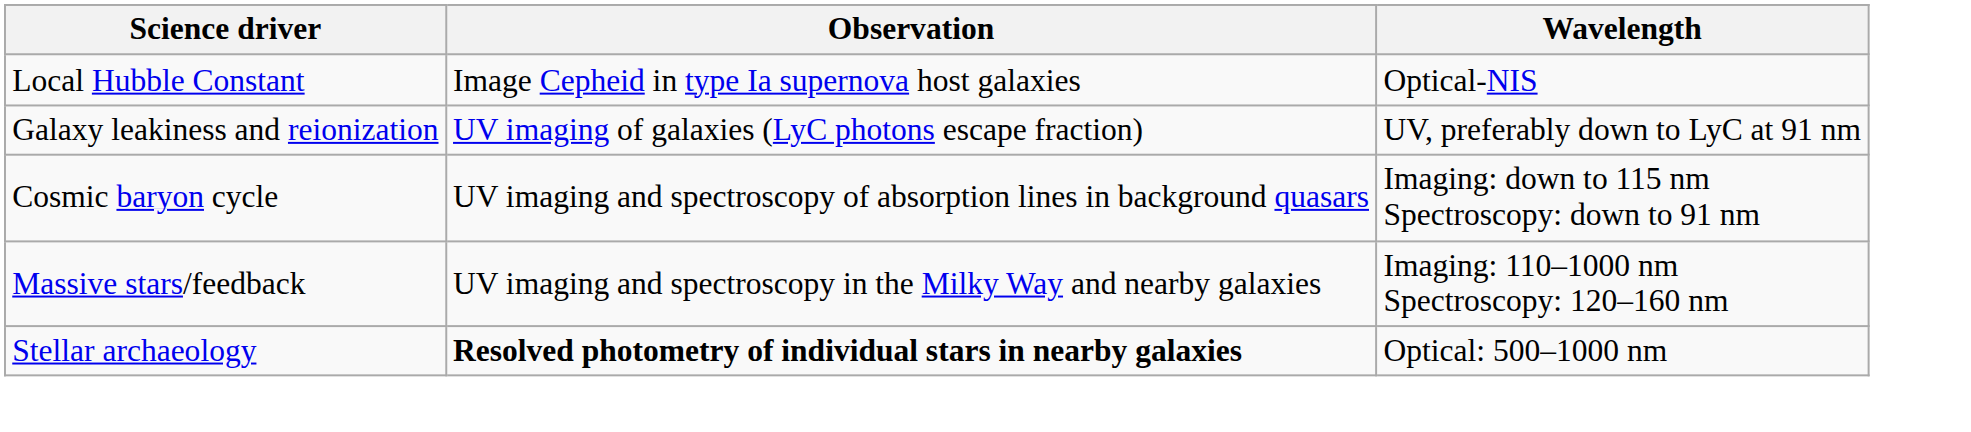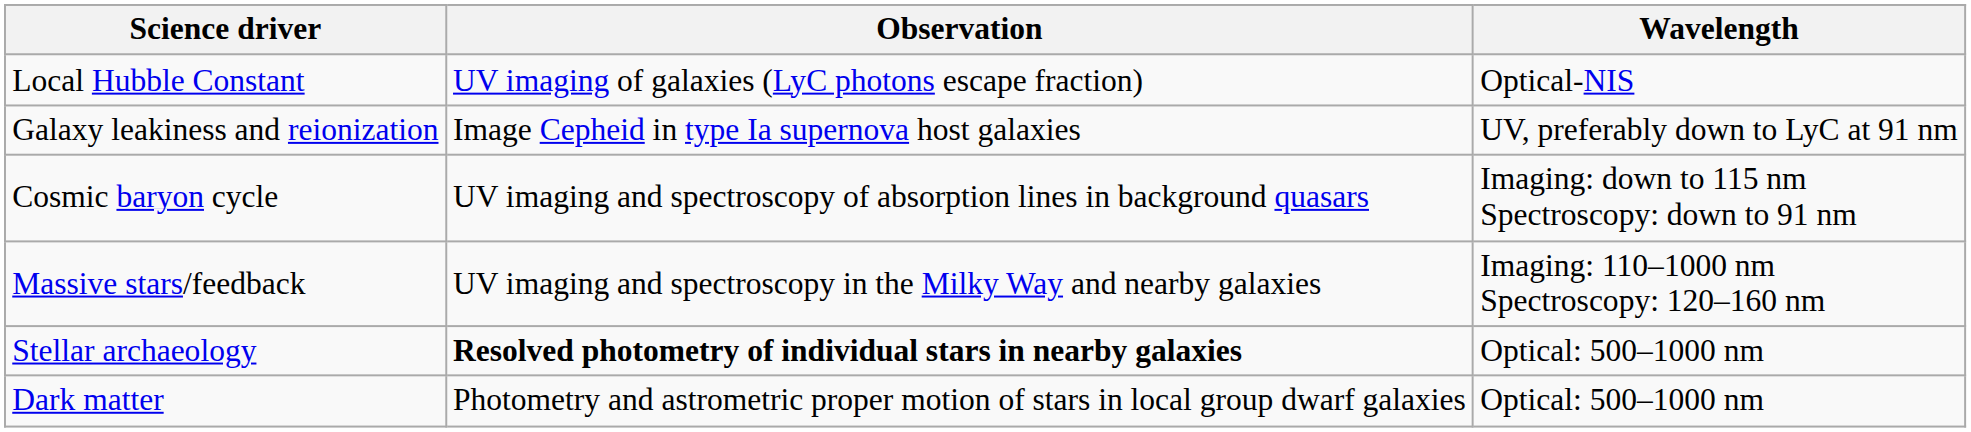(767, 79) Image Cepheid in type Ia supernova host galaxies -> (798, 79) UV imaging of galaxies (LyC photons escape fraction)
(798, 129) UV imaging of galaxies (LyC photons escape fraction) -> (767, 129) Image Cepheid in type Ia supernova host galaxies
+ row: (88, 400)
